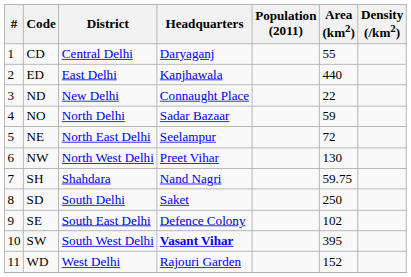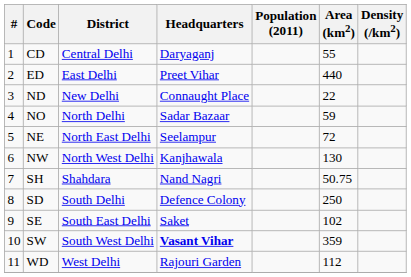(191, 74) Kanjhawala -> (189, 74) Preet Vihar
(189, 158) Preet Vihar -> (191, 158) Kanjhawala
(337, 178) 59.75 -> (337, 178) 50.75
(174, 199) Saket -> (203, 199) Defence Colony
(203, 220) Defence Colony -> (174, 220) Saket
(332, 241) 395 -> (332, 241) 359
(332, 262) 152 -> (332, 262) 112
